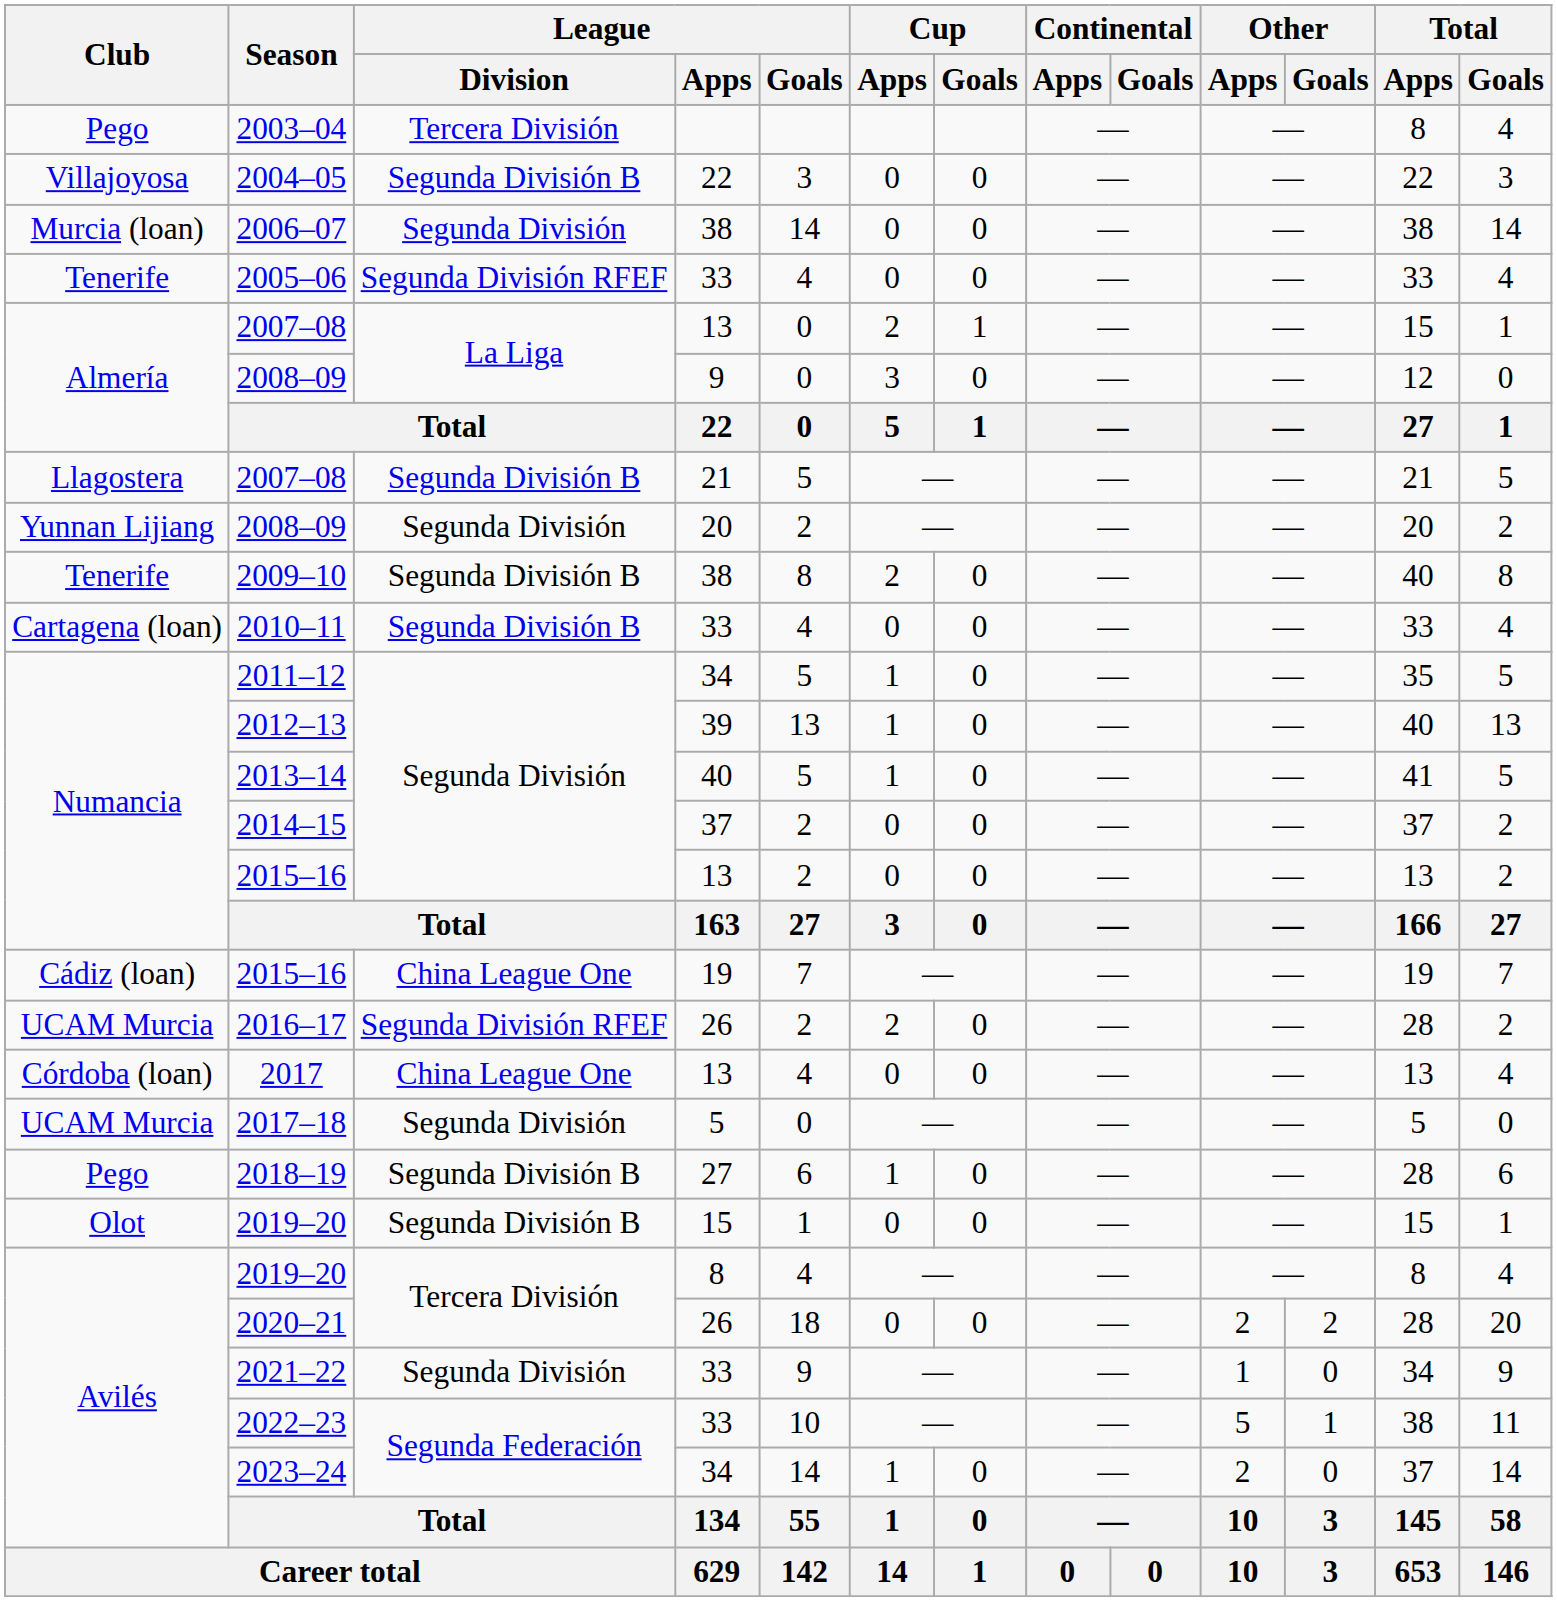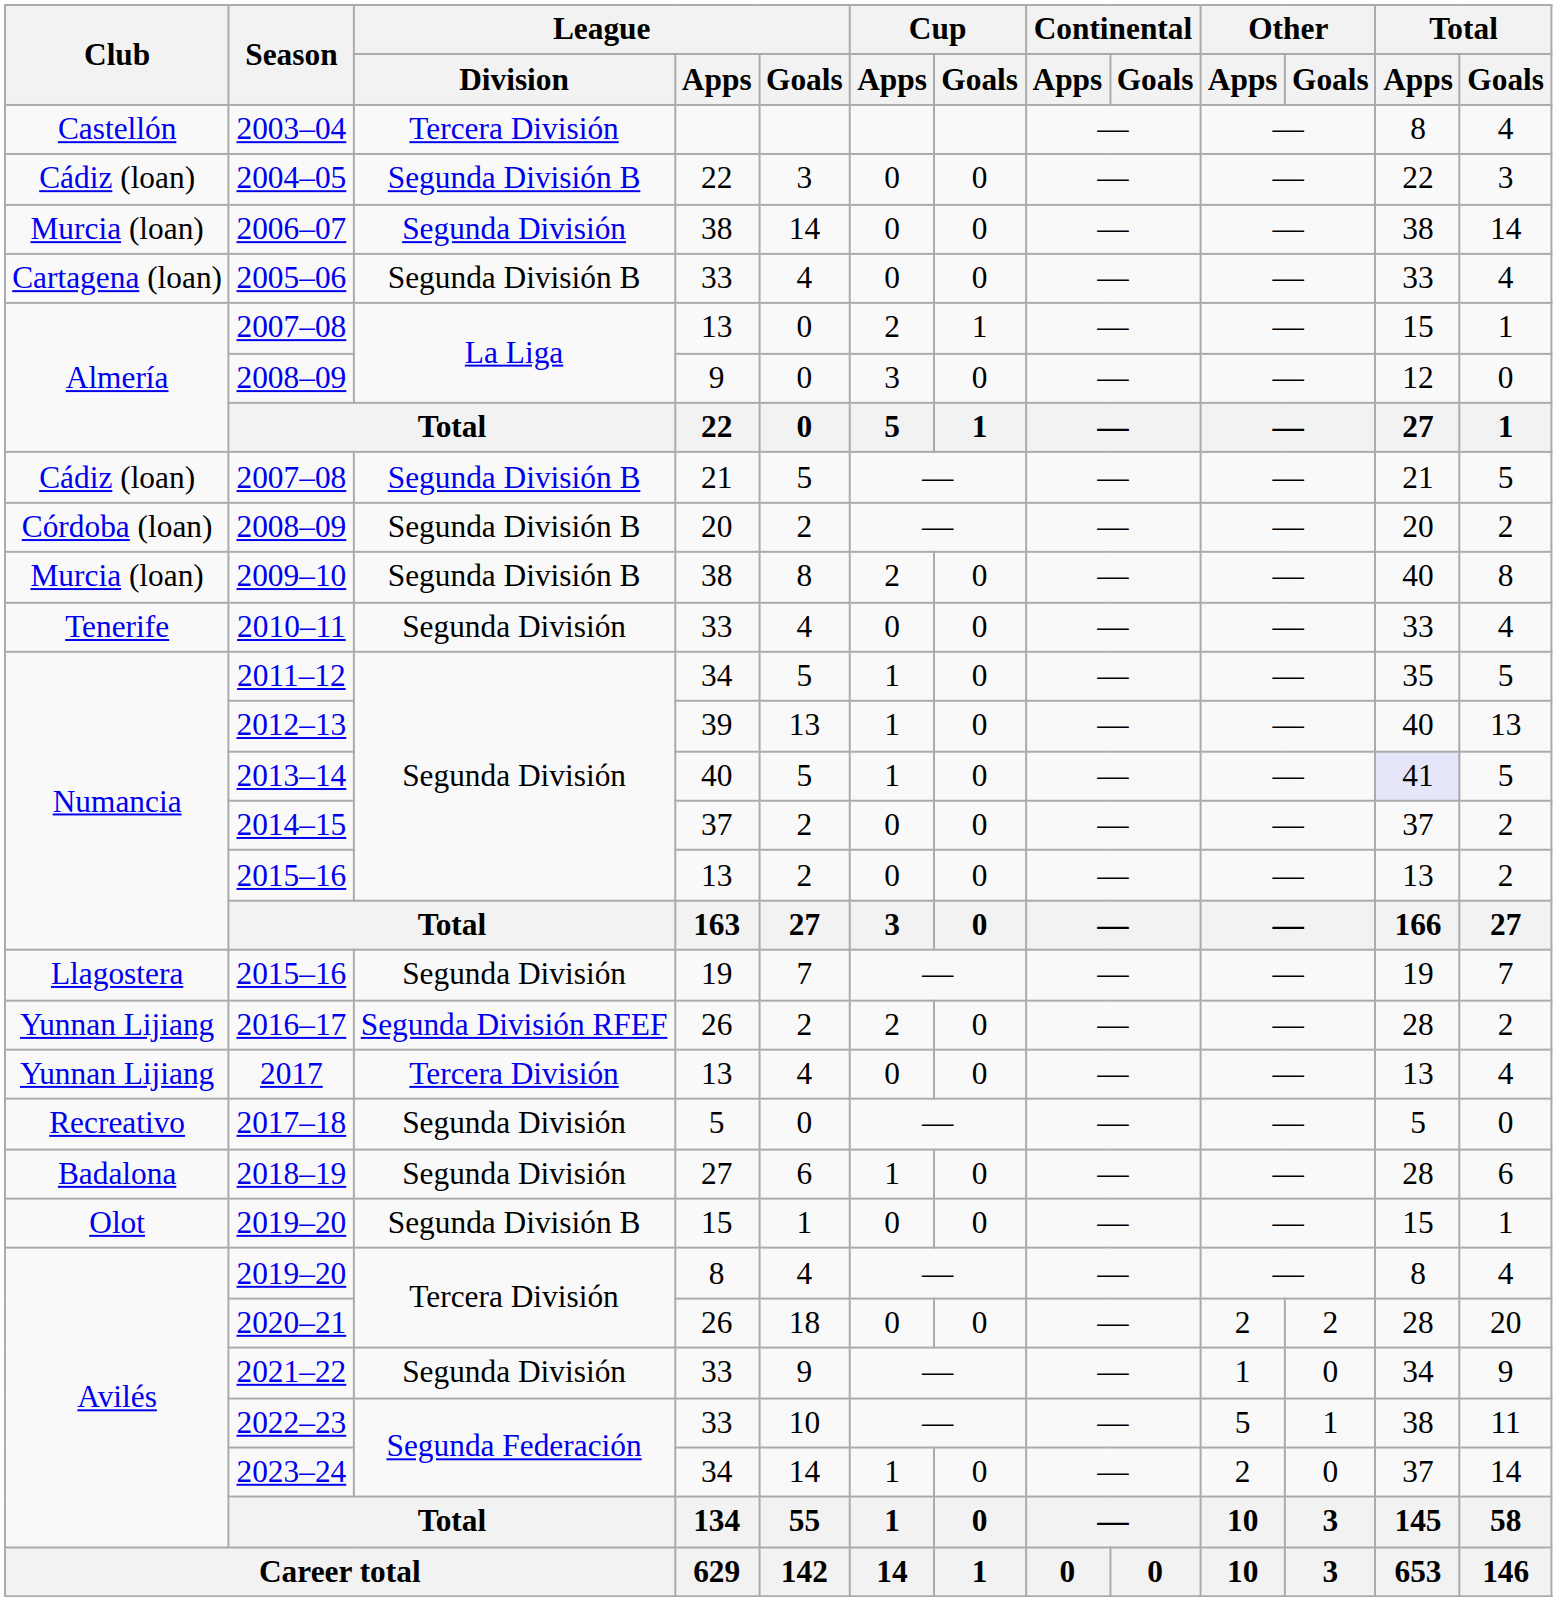(117, 128) Pego -> (117, 128) Castellón
(117, 178) Villajoyosa -> (117, 178) Cádiz (loan)
(117, 278) Tenerife -> (117, 278) Cartagena (loan)
(514, 278) Segunda División RFEF -> (514, 278) Segunda División B
(117, 476) Llagostera -> (117, 476) Cádiz (loan)
(117, 526) Yunnan Lijiang -> (117, 526) Córdoba (loan)
(514, 526) Segunda División -> (514, 526) Segunda División B
(117, 576) Tenerife -> (117, 576) Murcia (loan)
(117, 626) Cartagena (loan) -> (117, 626) Tenerife
(514, 626) Segunda División B -> (514, 626) Segunda División
(1418, 775) no background -> (1418, 775) lavender background
(117, 974) Cádiz (loan) -> (117, 974) Llagostera
(514, 974) China League One -> (514, 974) Segunda División
(117, 1024) UCAM Murcia -> (117, 1024) Yunnan Lijiang
(117, 1073) Córdoba (loan) -> (117, 1073) Yunnan Lijiang
(514, 1073) China League One -> (514, 1073) Tercera División
(117, 1123) UCAM Murcia -> (117, 1123) Recreativo
(117, 1173) Pego -> (117, 1173) Badalona
(514, 1173) Segunda División B -> (514, 1173) Segunda División
